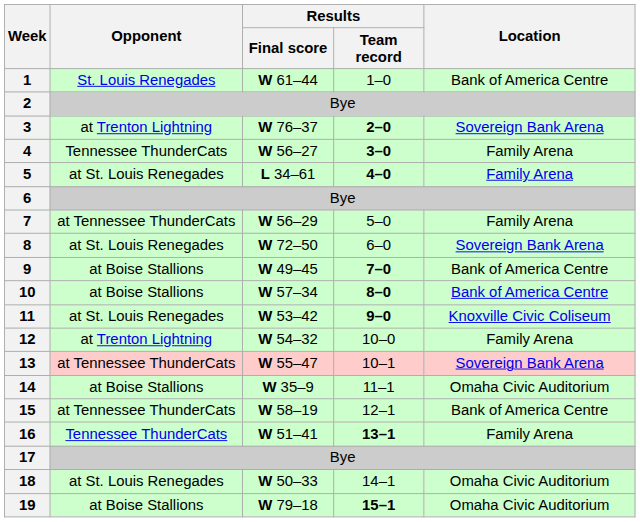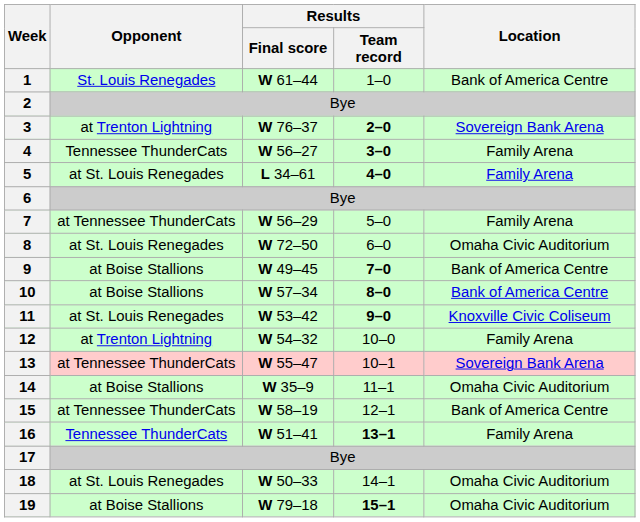(530, 245) Sovereign Bank Arena -> (530, 245) Omaha Civic Auditorium
